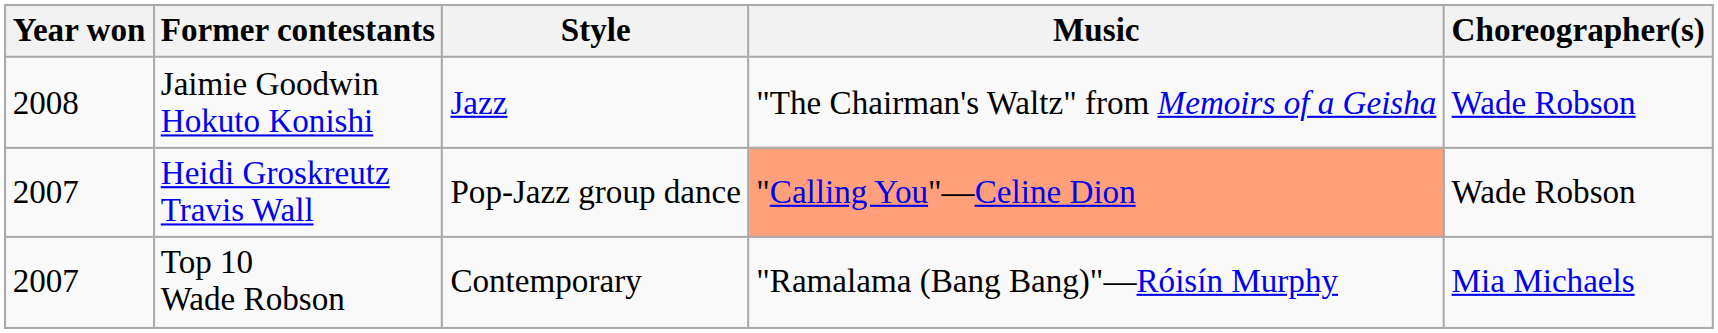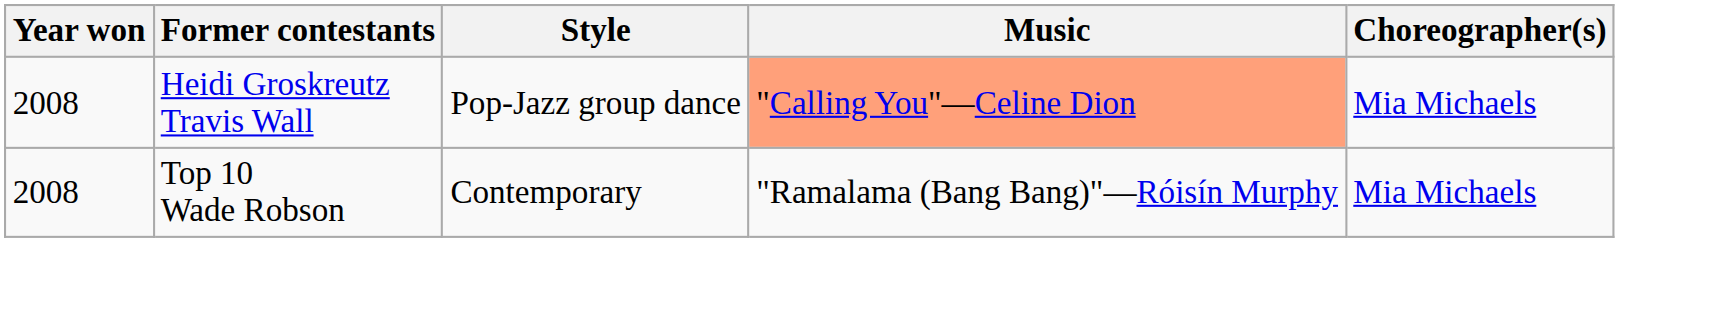- row: (270, 101)
(46, 191) 2007 -> (46, 101) 2008
(1544, 191) Wade Robson -> (1445, 101) Mia Michaels
(46, 281) 2007 -> (46, 191) 2008
